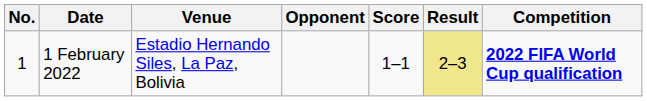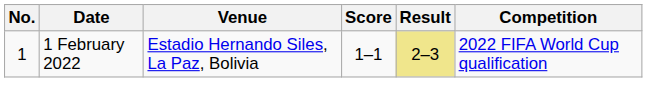- column: (325, 17)
(554, 63) bold -> (539, 53) normal
